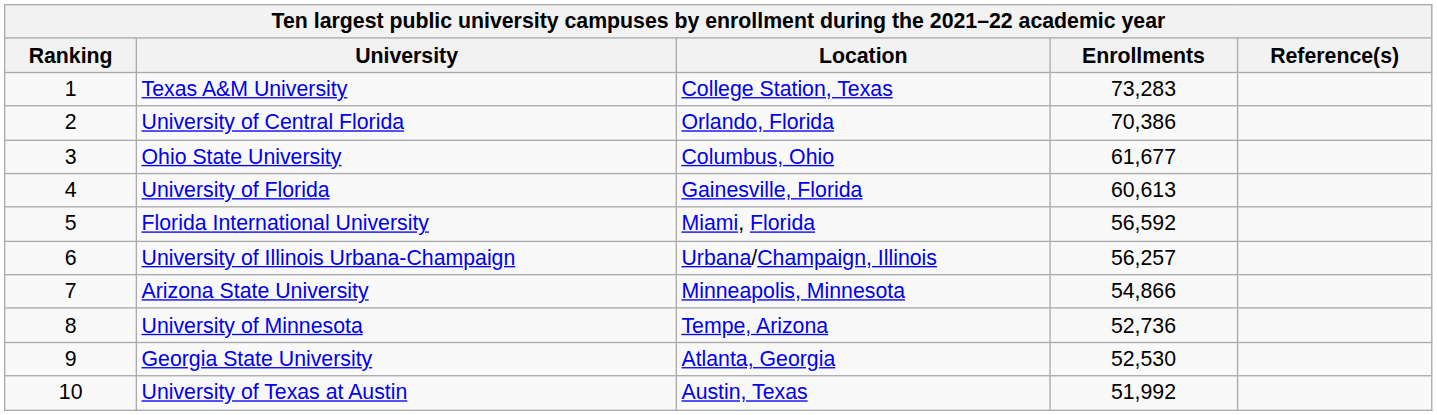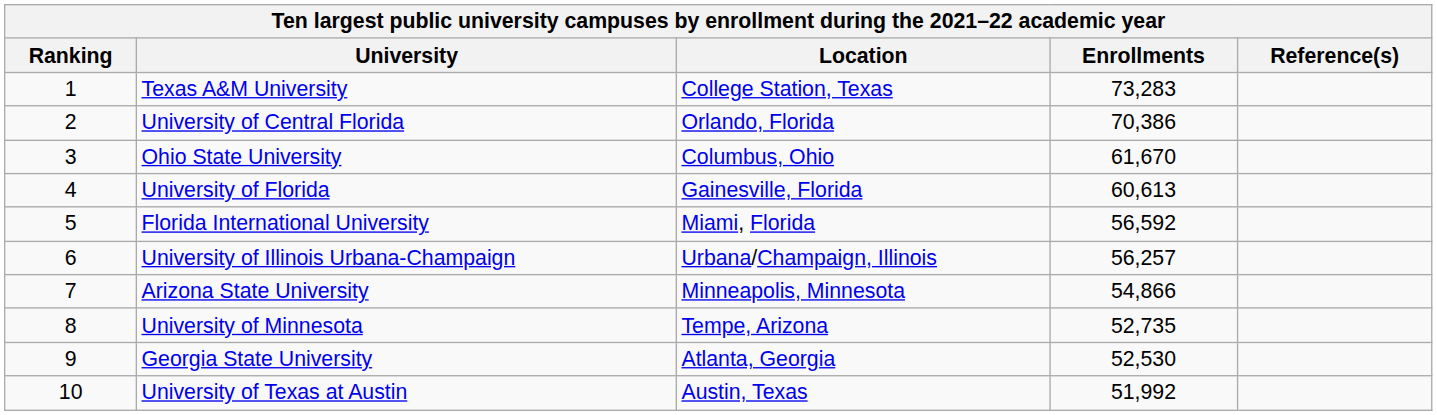(1143, 156) 61,677 -> (1143, 156) 61,670
(1143, 325) 52,736 -> (1143, 325) 52,735
